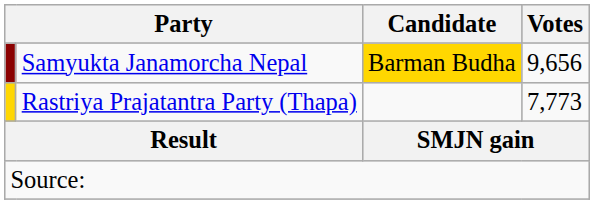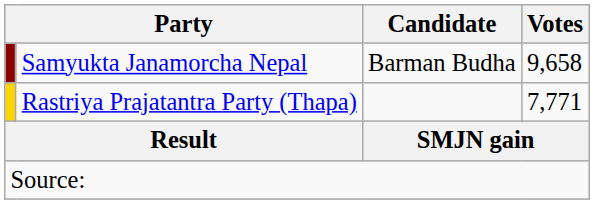(442, 62) gold background -> (442, 62) no background
(554, 62) 9,656 -> (554, 62) 9,658
(554, 101) 7,773 -> (554, 101) 7,771
